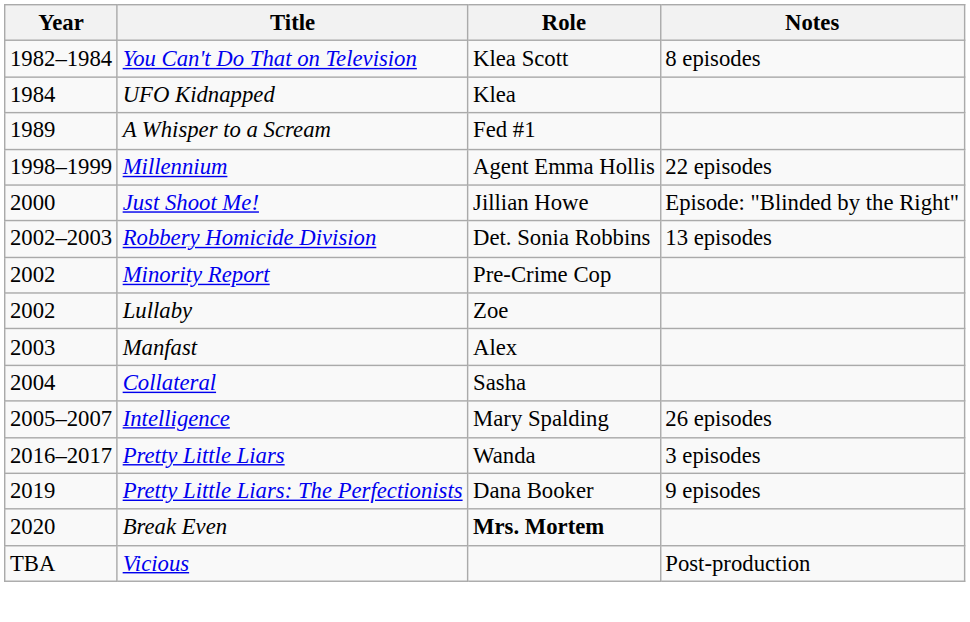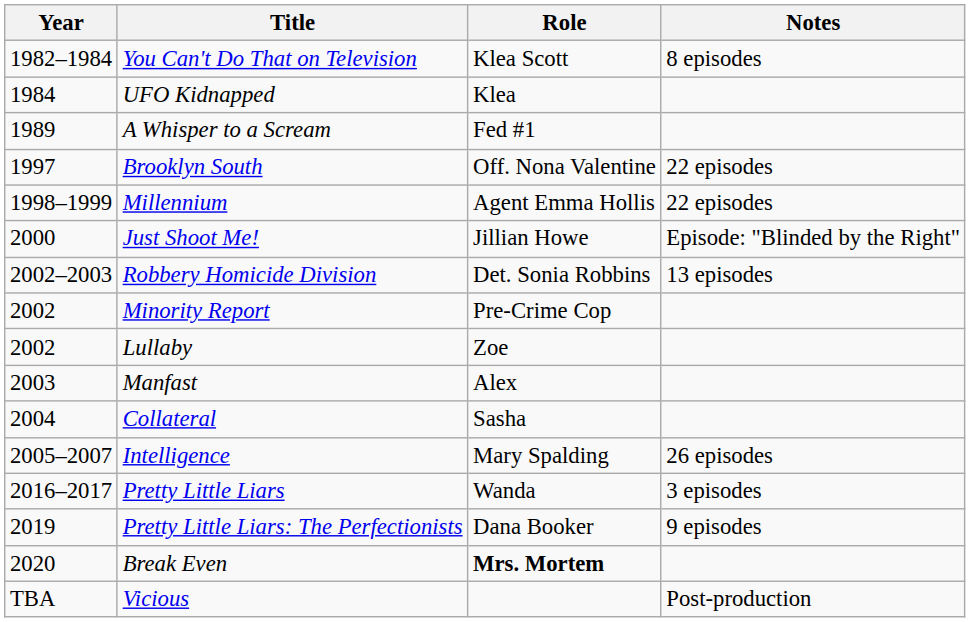+ row: (193, 166)
